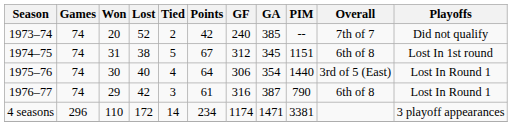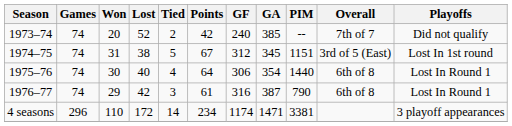(355, 53) 6th of 8 -> (355, 53) 3rd of 5 (East)
(355, 72) 3rd of 5 (East) -> (355, 72) 6th of 8
